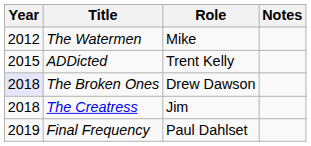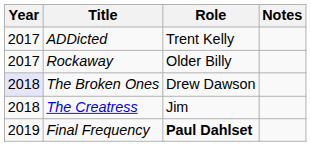- row: (94, 38)
(24, 61) 2015 -> (24, 38) 2017
+ row: (80, 61)
(207, 130) normal -> (209, 130) bold
